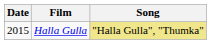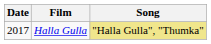(18, 30) 2015 -> (18, 30) 2017
